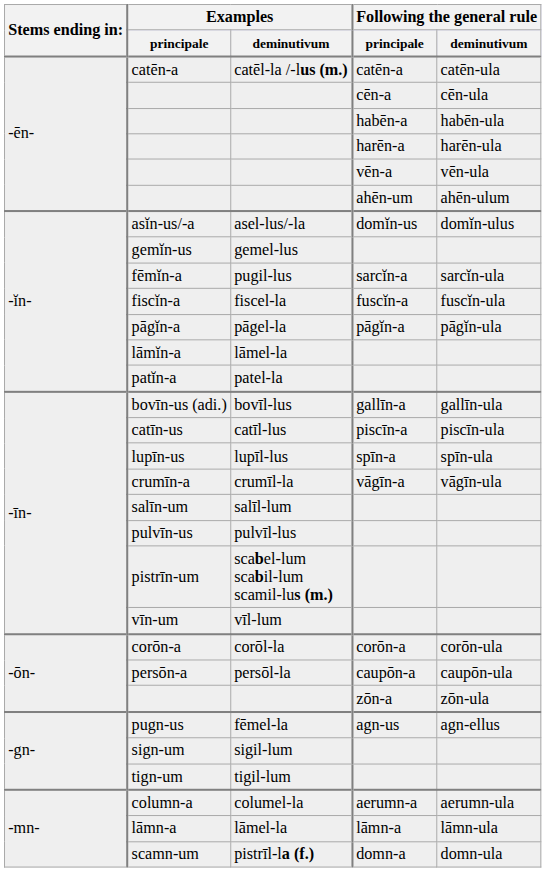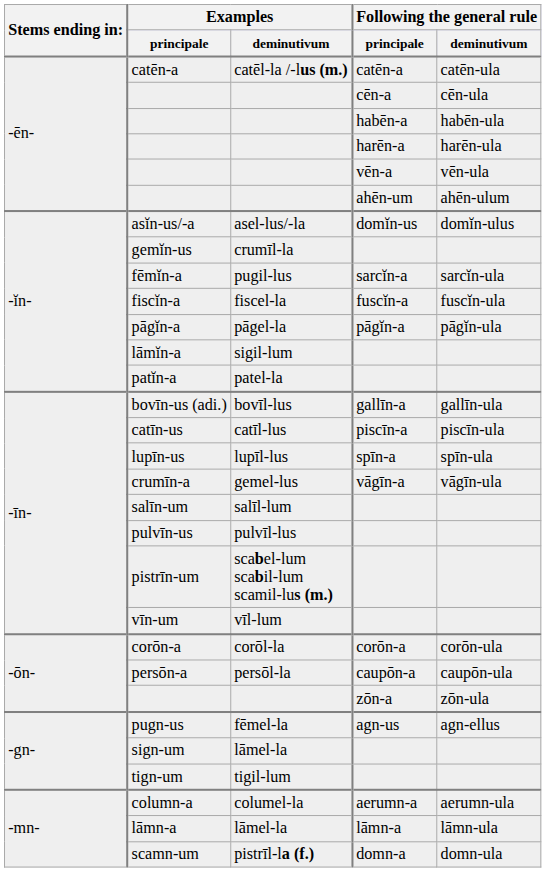(266, 249) gemel-lus -> (264, 249) crumīl-la
(261, 352) lāmel-la -> (263, 352) sigil-lum
(264, 481) crumīl-la -> (266, 481) gemel-lus
(263, 750) sigil-lum -> (261, 750) lāmel-la
